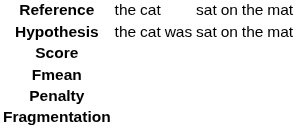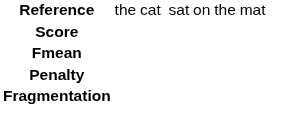- row: (57, 31)
